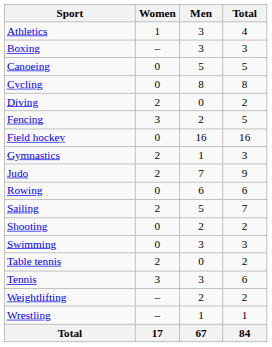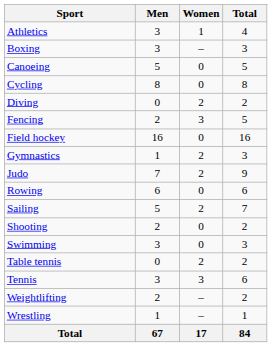columns swapped: (201, 13) <-> (157, 13)
